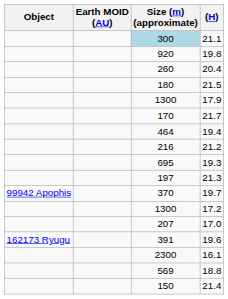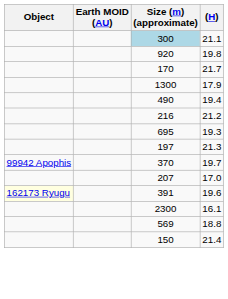- row: (212, 69)
- row: (212, 85)
rows swapped: (212, 100) <-> (212, 116)
(166, 131) 464 -> (166, 100) 490
- row: (212, 208)
(38, 239) no background -> (38, 193) lightyellow background
